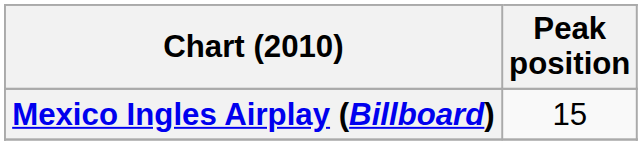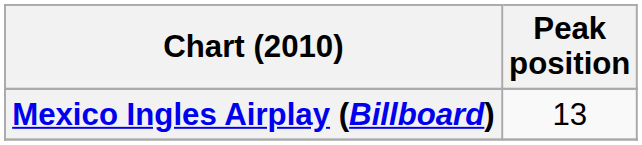(570, 113) 15 -> (570, 113) 13
